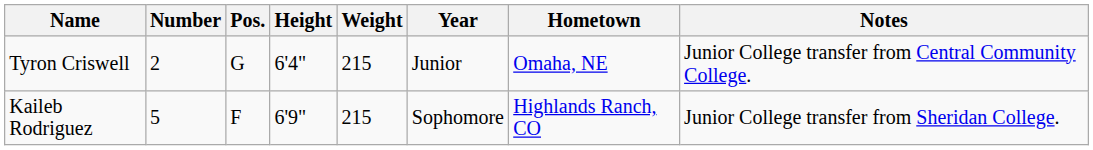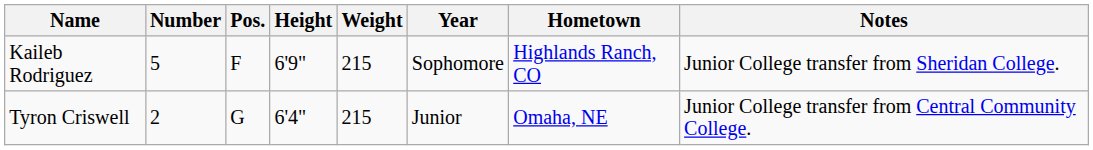rows swapped: (69, 63) <-> (51, 117)
